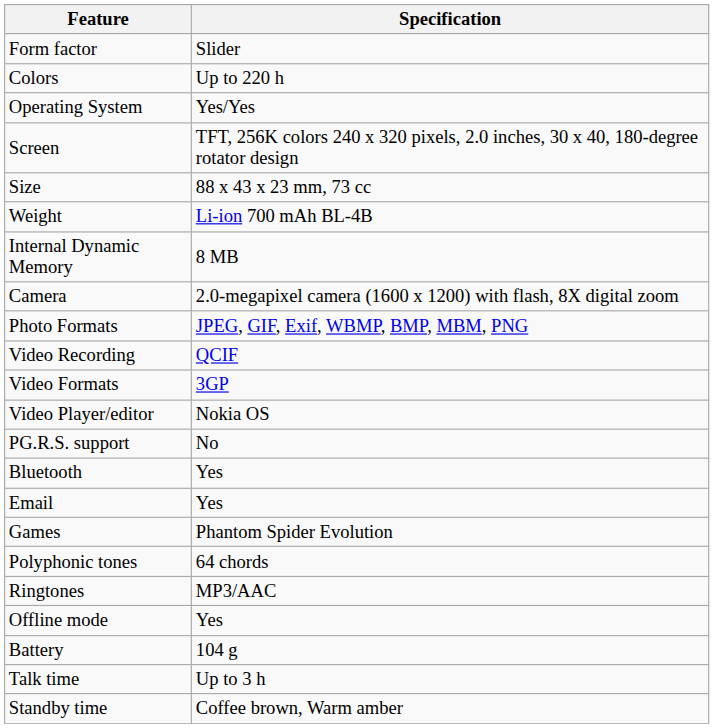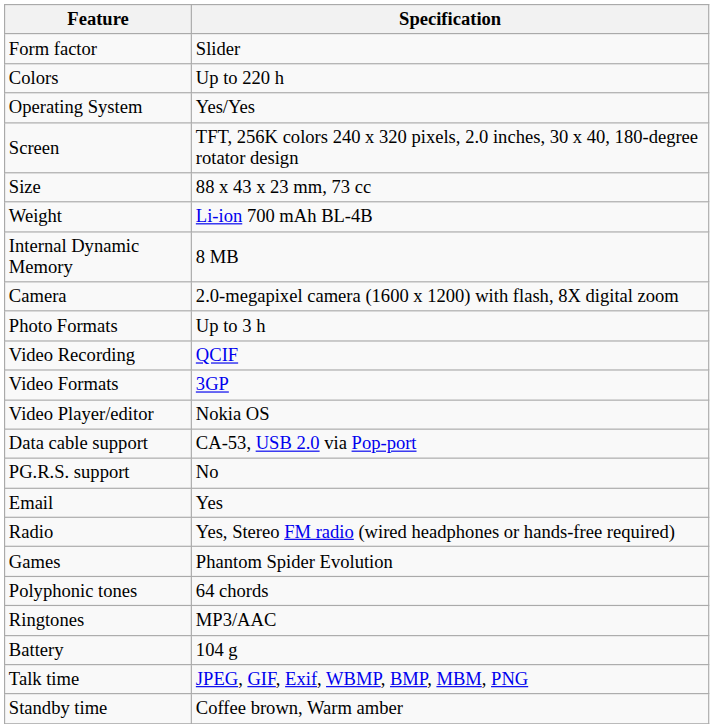(362, 325) JPEG, GIF, Exif, WBMP, BMP, MBM, PNG -> (231, 325) Up to 3 h
+ row: (78, 443)
- row: (45, 473)
+ row: (31, 531)
- row: (58, 620)
(231, 679) Up to 3 h -> (362, 679) JPEG, GIF, Exif, WBMP, BMP, MBM, PNG
